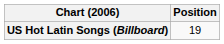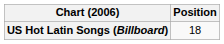(195, 30) 19 -> (195, 30) 18
